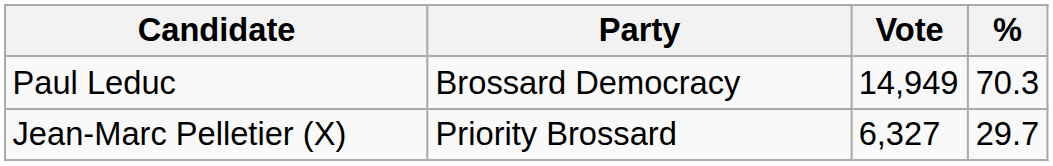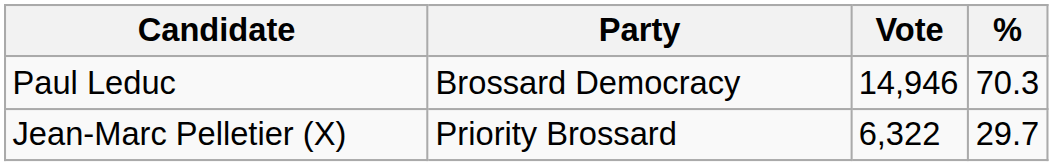(909, 82) 14,949 -> (909, 82) 14,946
(899, 133) 6,327 -> (899, 133) 6,322
